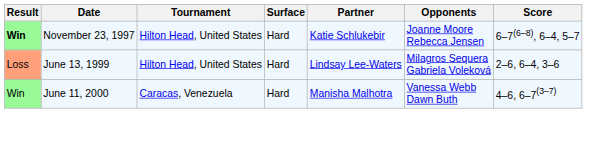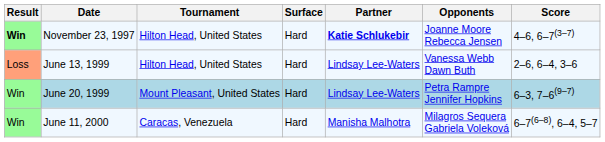(347, 35) normal -> (368, 35) bold
(538, 35) 6–7(6–8), 6–4, 5–7 -> (544, 35) 4–6, 6–7(3–7)
(449, 64) Milagros Sequera Gabriela Voleková -> (459, 64) Vanessa Webb Dawn Buth
+ row: (76, 93)
(441, 93) Vanessa Webb Dawn Buth -> (467, 122) Milagros Sequera Gabriela Voleková
(526, 93) 4–6, 6–7(3–7) -> (556, 122) 6–7(6–8), 6–4, 5–7
